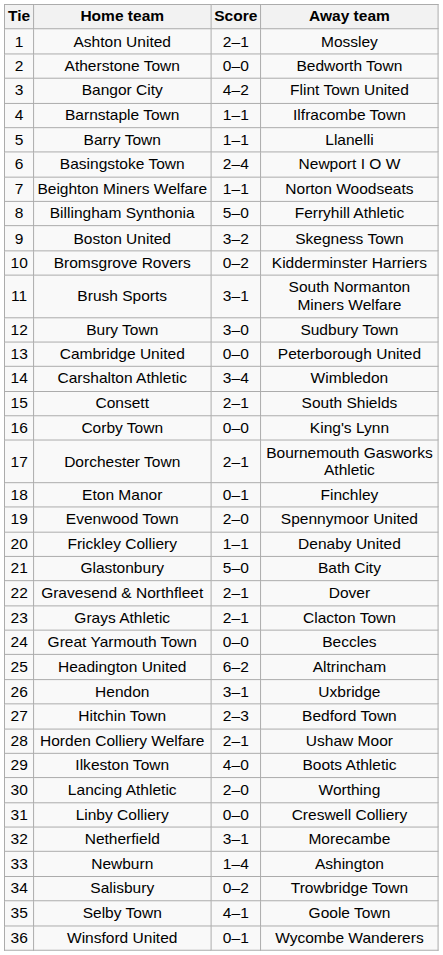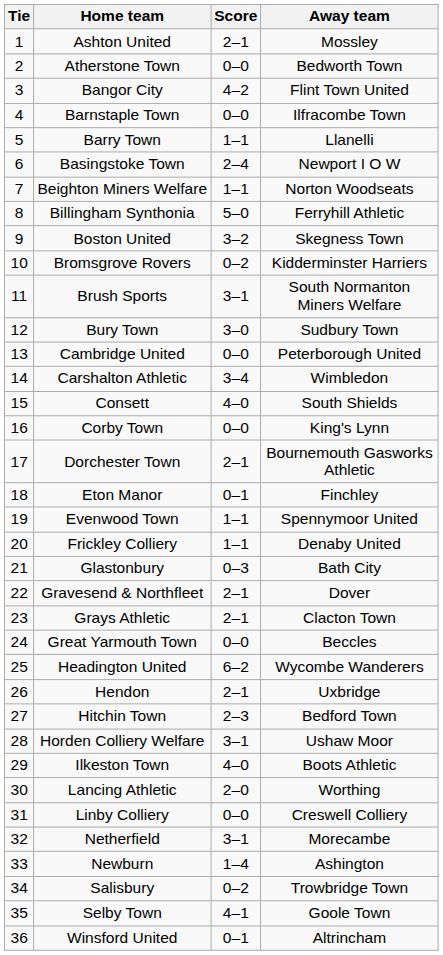(236, 115) 1–1 -> (236, 115) 0–0
(236, 403) 2–1 -> (236, 403) 4–0
(236, 519) 2–0 -> (236, 519) 1–1
(236, 568) 5–0 -> (236, 568) 0–3
(349, 667) Altrincham -> (349, 667) Wycombe Wanderers
(236, 691) 3–1 -> (236, 691) 2–1
(236, 740) 2–1 -> (236, 740) 3–1
(349, 937) Wycombe Wanderers -> (349, 937) Altrincham
